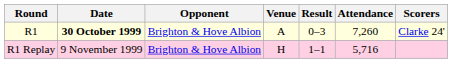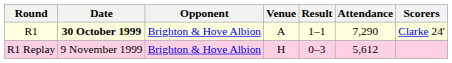(317, 31) 0–3 -> (317, 31) 1–1
(365, 31) 7,260 -> (365, 31) 7,290
(317, 49) 1–1 -> (317, 49) 0–3
(365, 49) 5,716 -> (365, 49) 5,612
